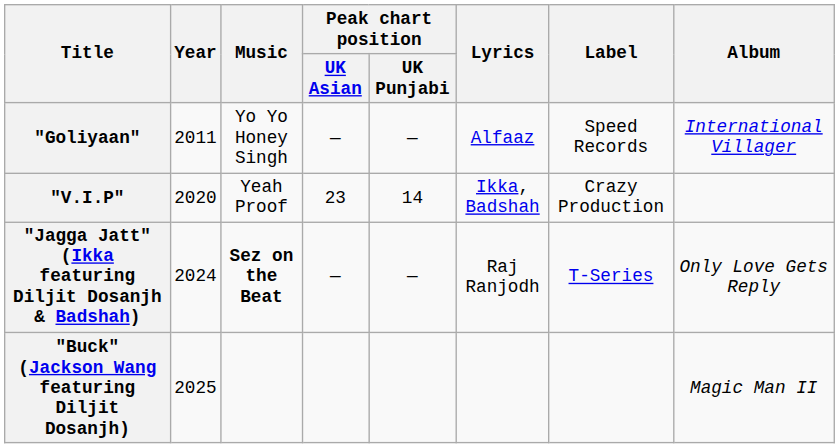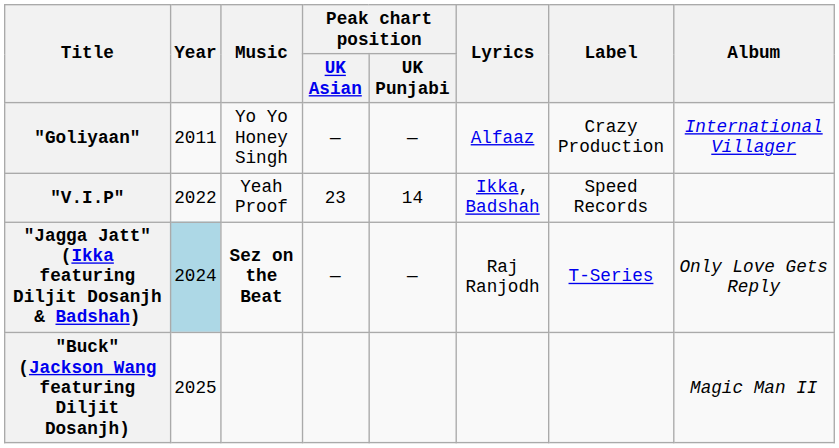(611, 138) Speed Records -> (611, 138) Crazy Production
(195, 197) 2020 -> (195, 197) 2022
(611, 197) Crazy Production -> (611, 197) Speed Records
(195, 277) no background -> (195, 277) lightblue background
